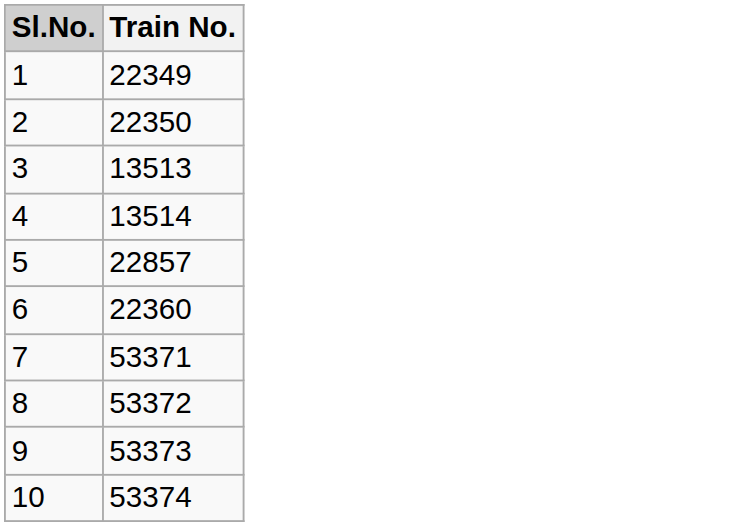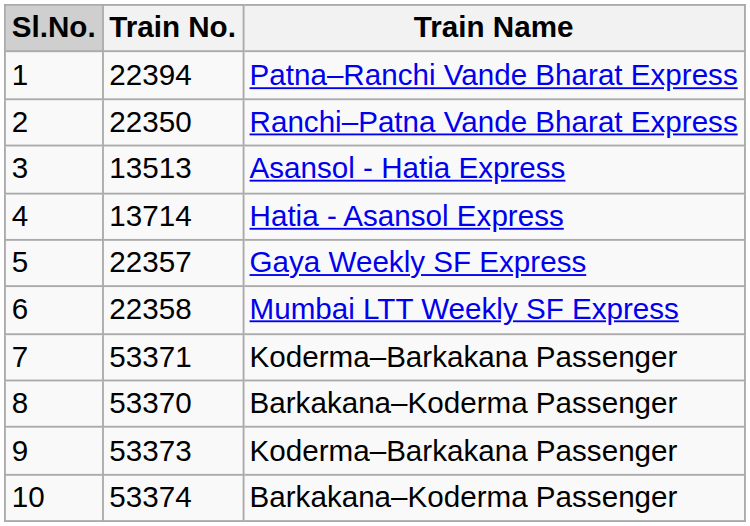+ column: (494, 27)
(150, 74) 22349 -> (150, 74) 22394
(150, 215) 13514 -> (150, 215) 13714
(150, 262) 22857 -> (150, 262) 22357
(150, 309) 22360 -> (150, 309) 22358
(150, 403) 53372 -> (150, 403) 53370
